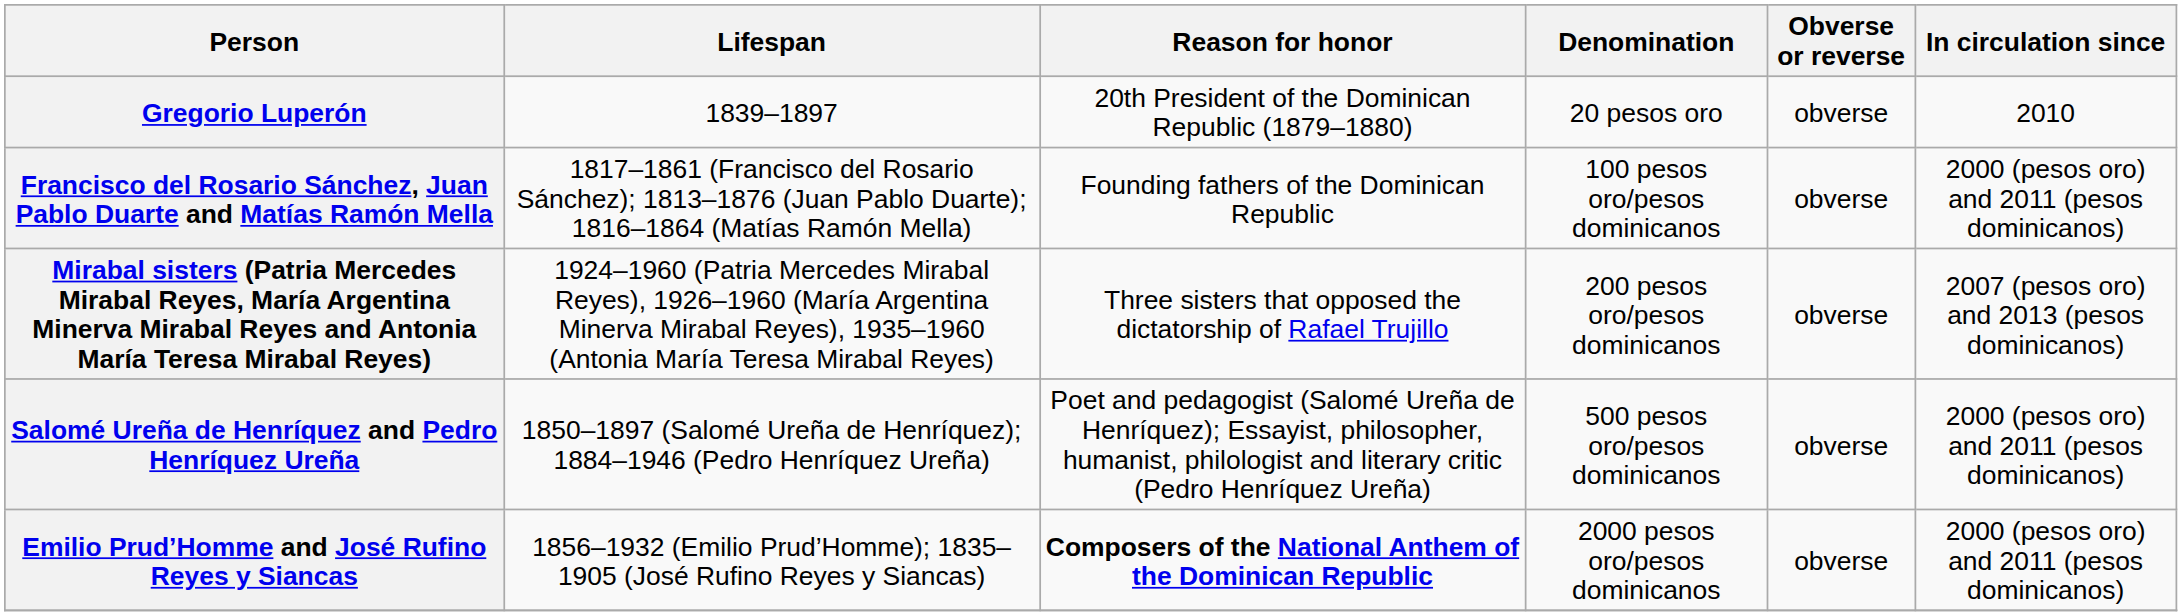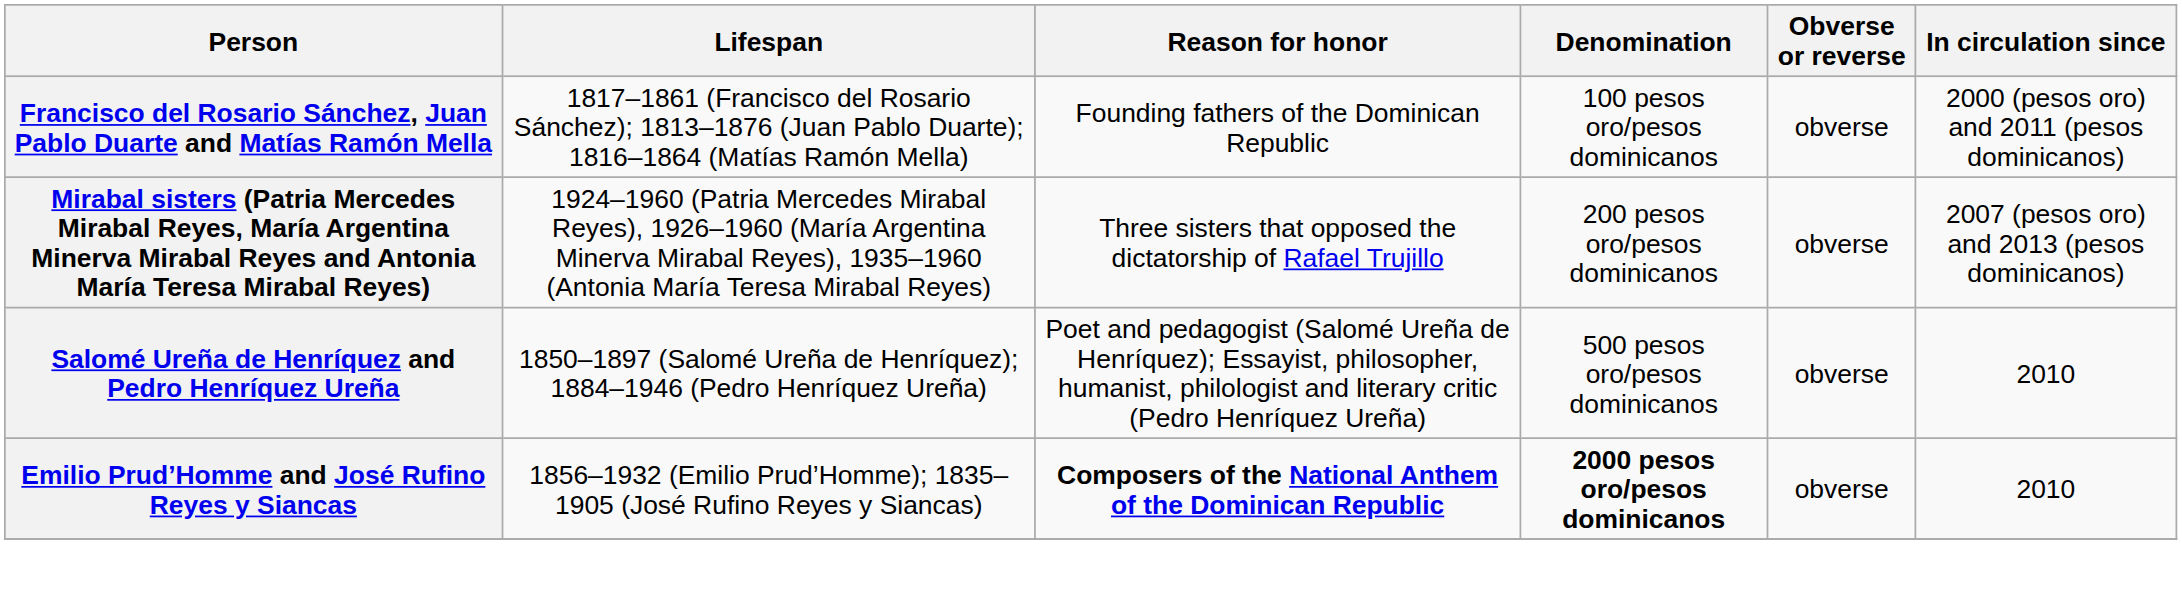- row: (254, 112)
(2046, 445) 2000 (pesos oro) and 2011 (pesos dominicanos) -> (2046, 373) 2010
(1646, 561) normal -> (1644, 489) bold
(2046, 561) 2000 (pesos oro) and 2011 (pesos dominicanos) -> (2046, 489) 2010
